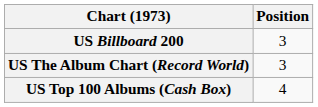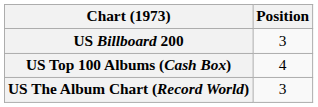rows swapped: (129, 89) <-> (129, 65)
